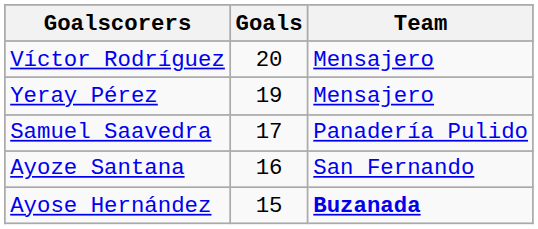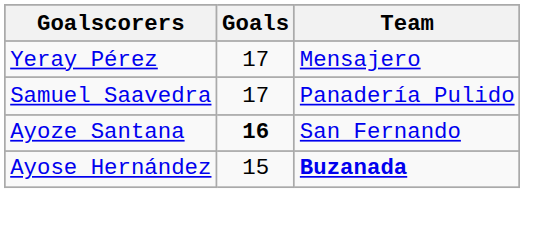- row: (118, 60)
(269, 96) 19 -> (256, 60) 17
(269, 169) normal -> (256, 132) bold
